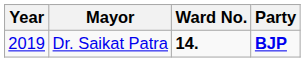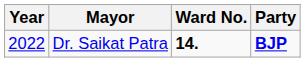(27, 43) 2019 -> (27, 43) 2022
